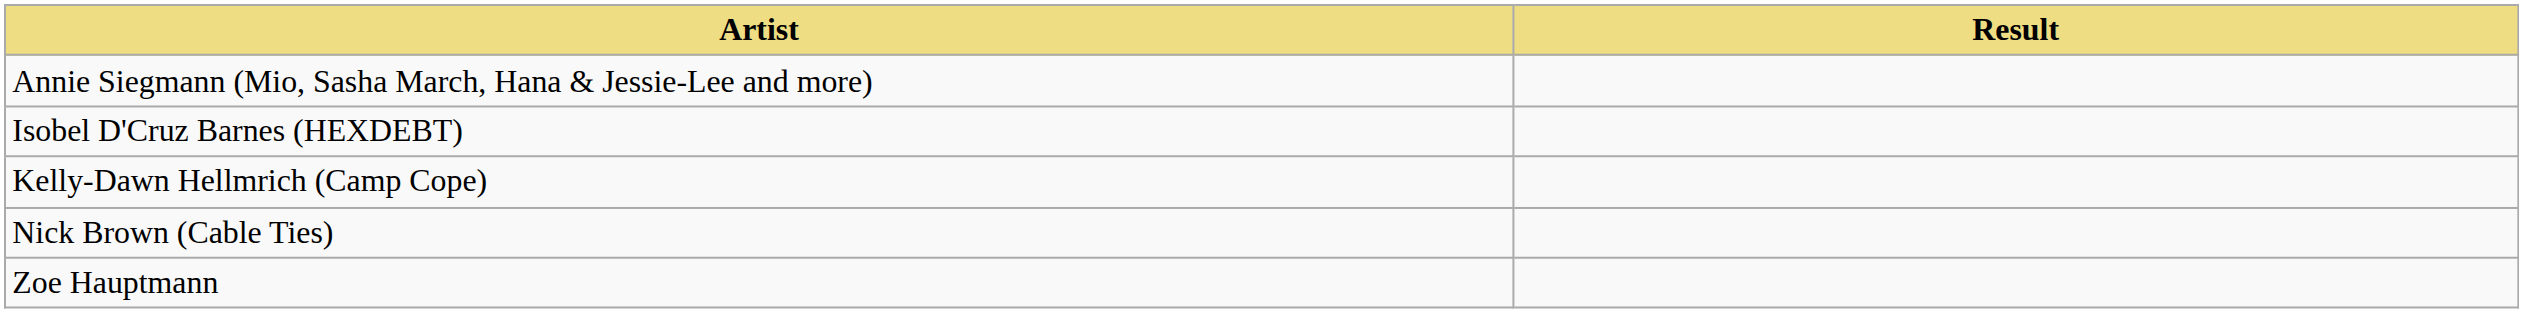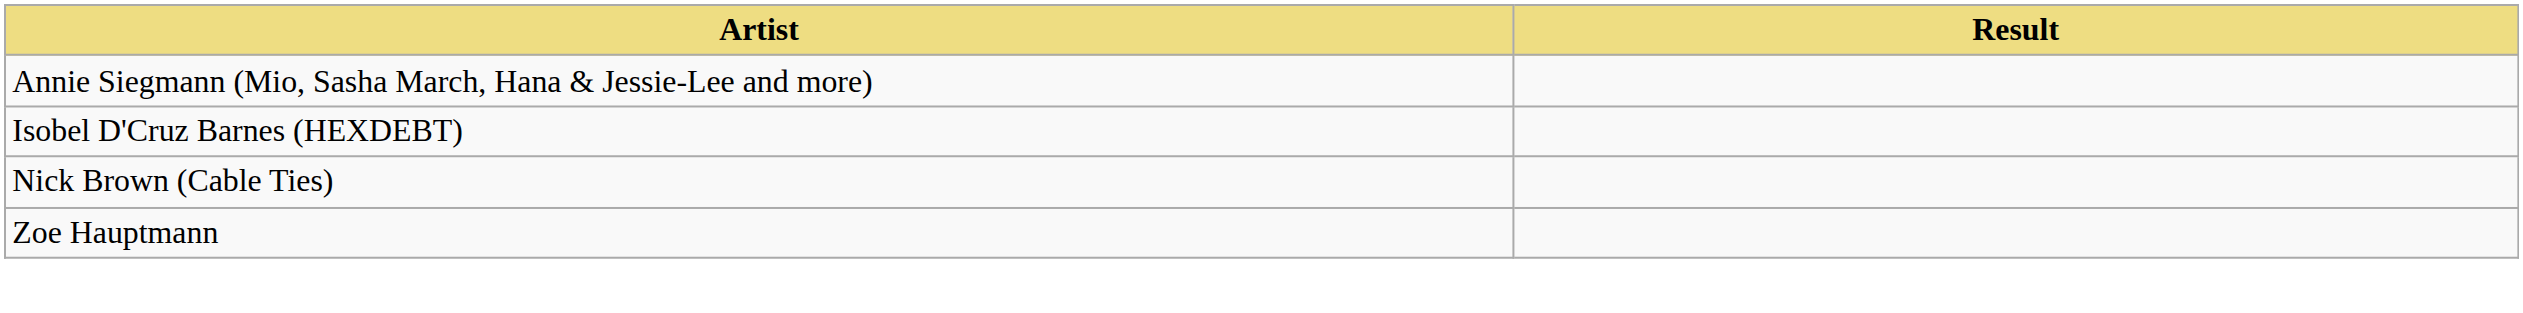- row: (250, 181)
